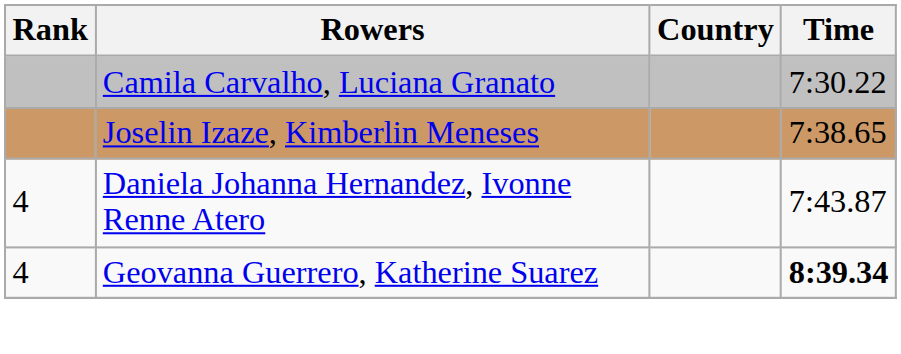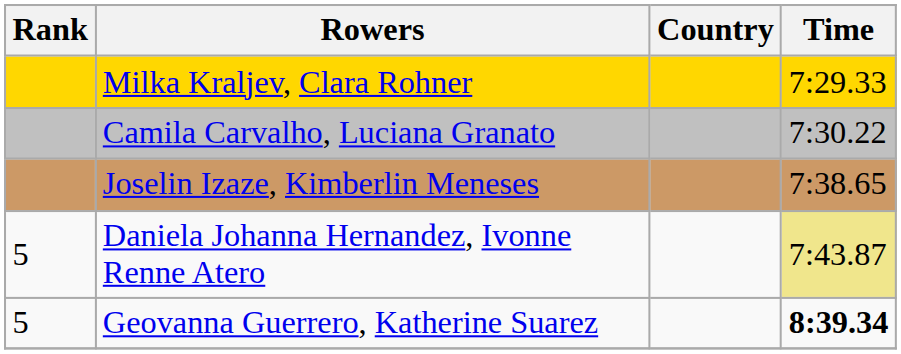+ row: (288, 81)
(21, 202) 4 -> (21, 253) 5
(838, 202) no background -> (838, 253) khaki background
(21, 271) 4 -> (21, 322) 5
